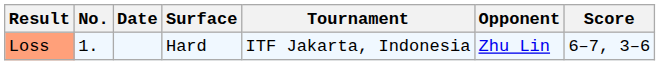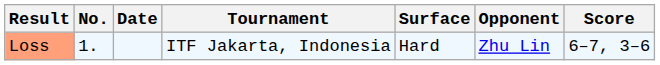columns swapped: (358, 19) <-> (202, 19)
